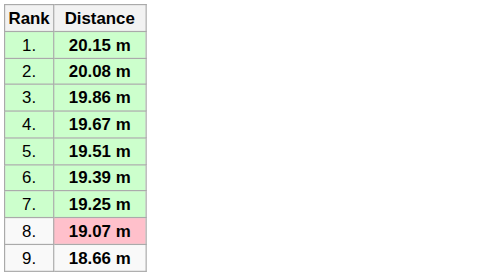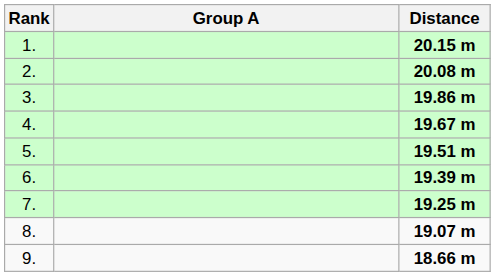+ column: (226, 18)
(100, 231) pink background -> (445, 231) no background
